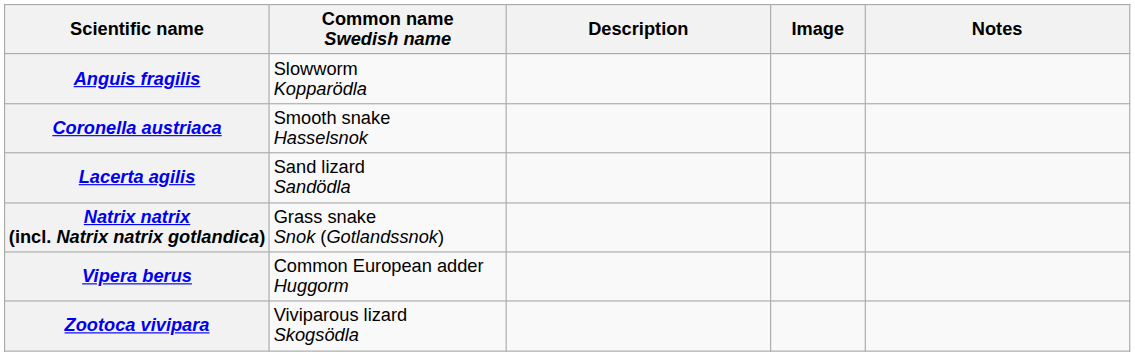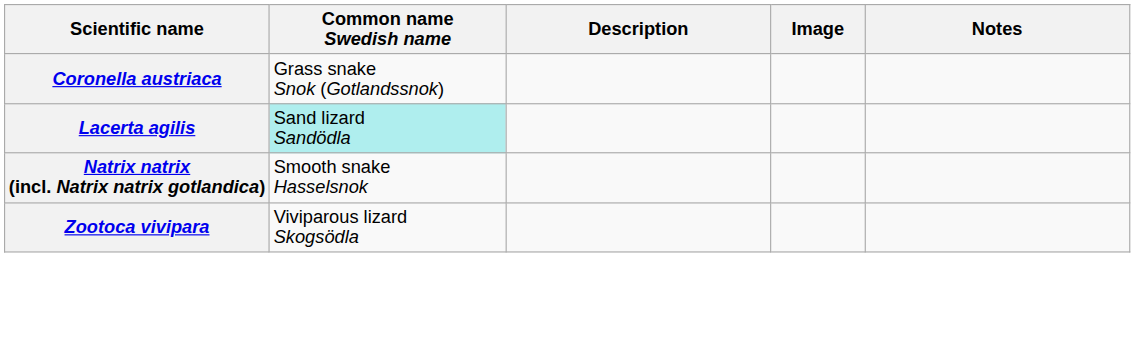- row: (137, 78)
(332, 128) Smooth snake Hasselsnok -> (359, 78) Grass snake Snok (Gotlandssnok)
(319, 177) no background -> (319, 128) paleturquoise background
(359, 227) Grass snake Snok (Gotlandssnok) -> (332, 177) Smooth snake Hasselsnok
- row: (137, 276)
